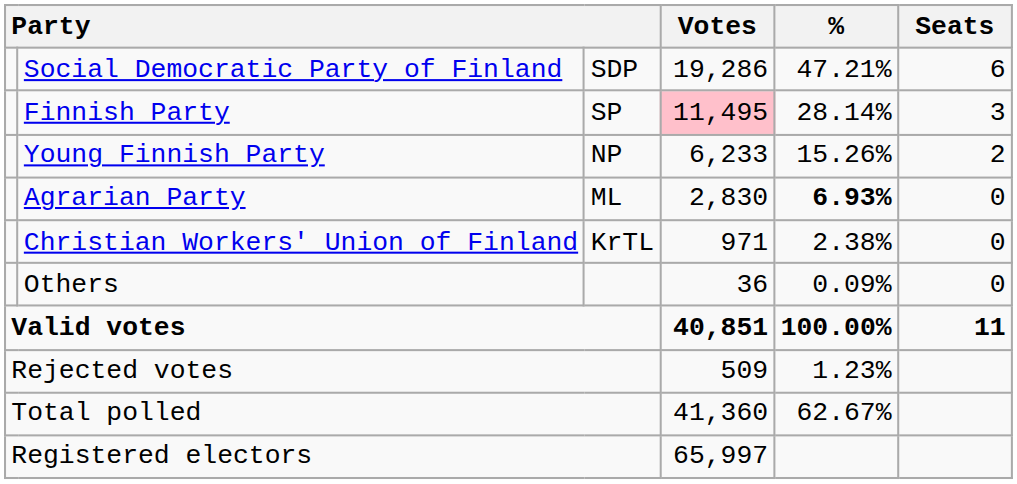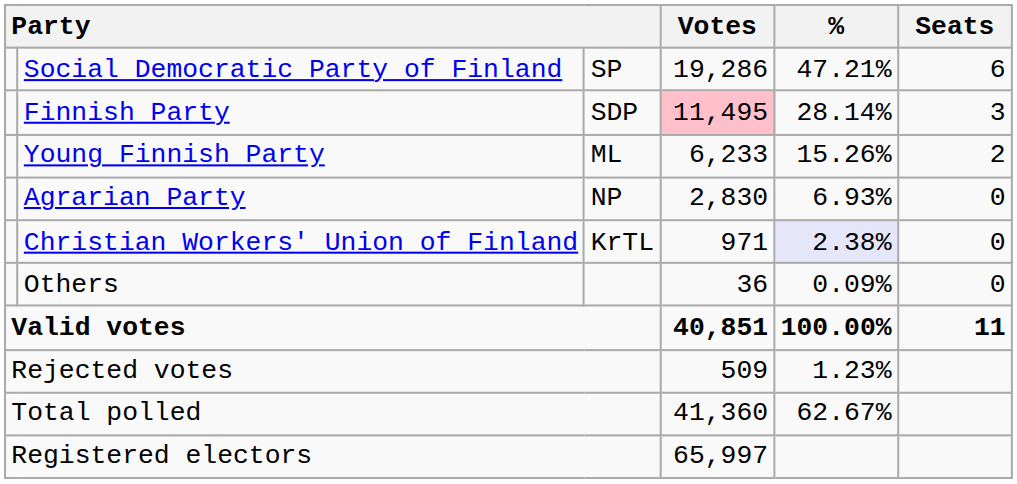(614, 70) SDP -> (607, 70) SP
(607, 113) SP -> (614, 113) SDP
(607, 156) NP -> (607, 156) ML
(607, 199) ML -> (607, 199) NP
(852, 199) bold -> (852, 199) normal
(852, 242) no background -> (852, 242) lavender background
